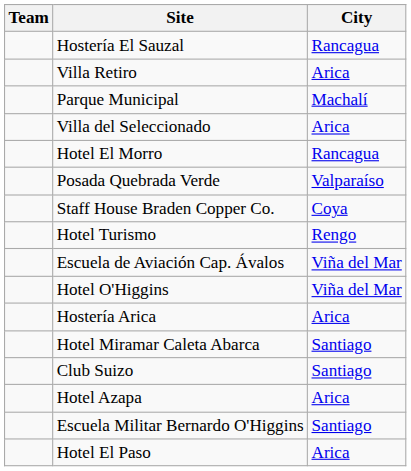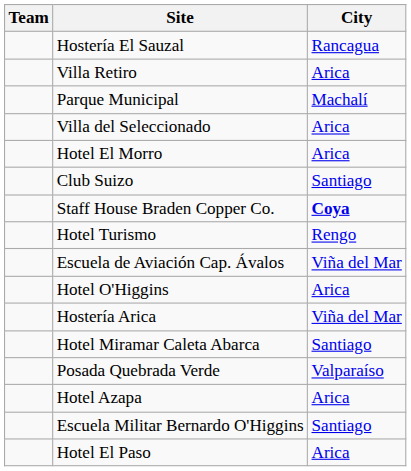(345, 153) Rancagua -> (331, 153) Arica
rows swapped: (138, 180) <-> (95, 371)
(330, 208) normal -> (331, 208) bold
(357, 289) Viña del Mar -> (331, 289) Arica
(331, 316) Arica -> (357, 316) Viña del Mar
